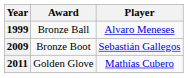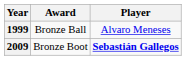(140, 47) normal -> (136, 47) bold
- row: (18, 64)
